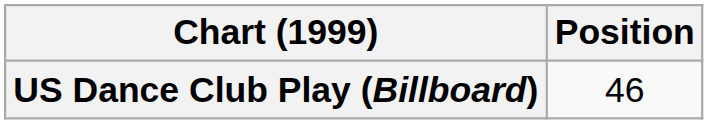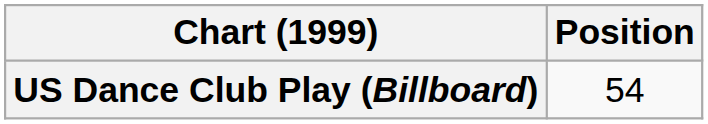(625, 88) 46 -> (625, 88) 54
